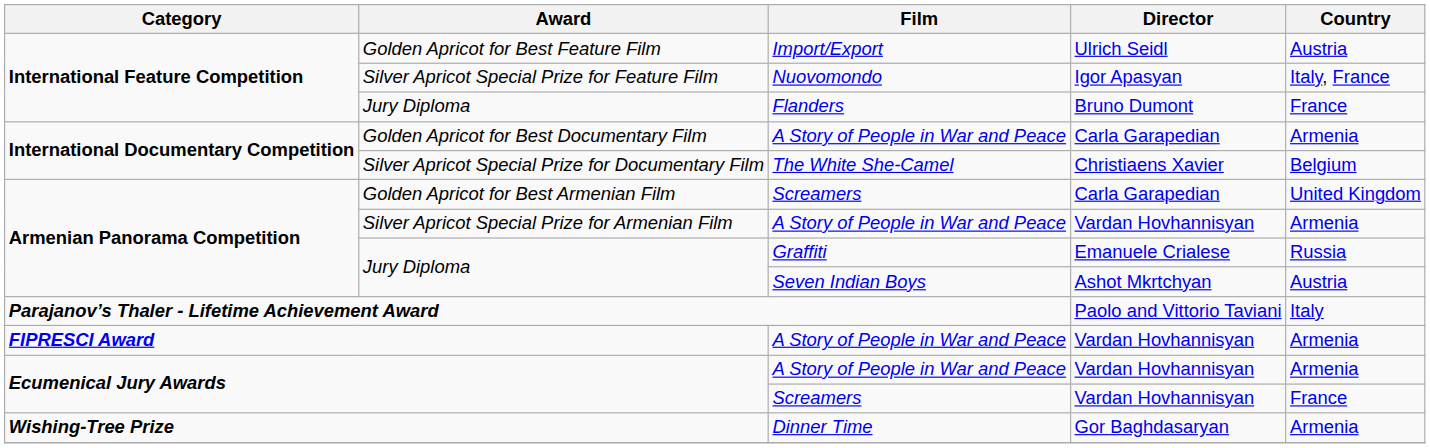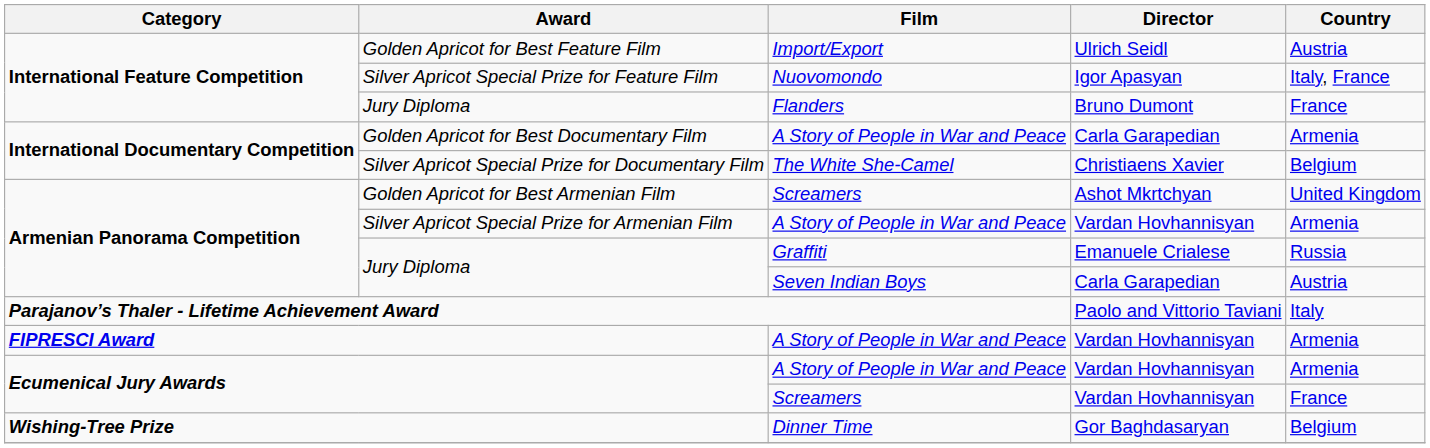(1147, 194) Carla Garapedian -> (1143, 194) Ashot Mkrtchyan
(1143, 281) Ashot Mkrtchyan -> (1147, 281) Carla Garapedian
(1324, 427) Armenia -> (1323, 427) Belgium
